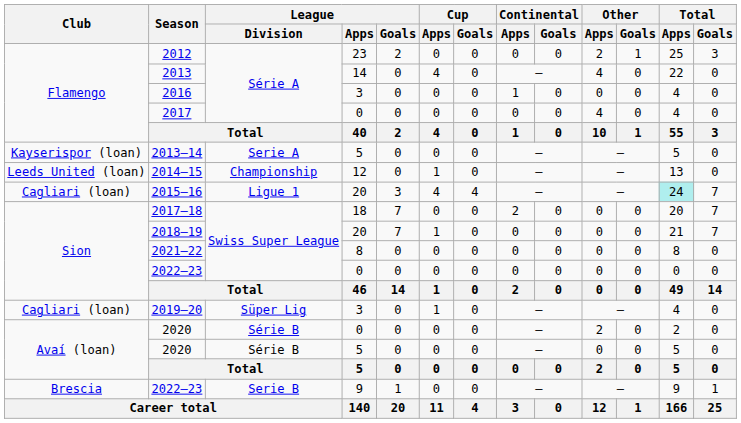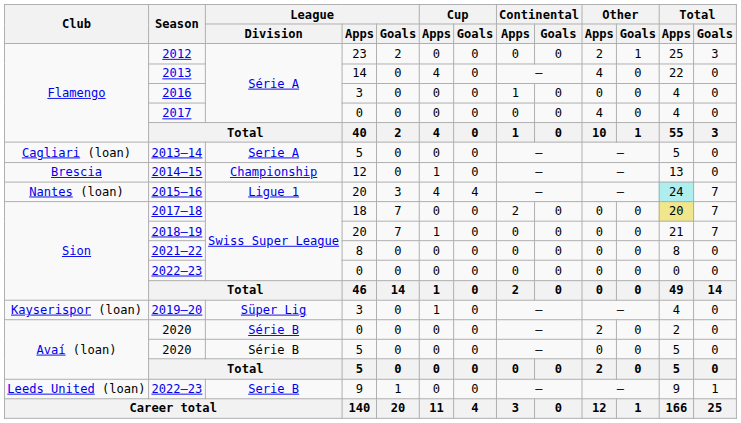(76, 152) Kayserispor (loan) -> (76, 152) Cagliari (loan)
(76, 172) Leeds United (loan) -> (76, 172) Brescia
(76, 192) Cagliari (loan) -> (76, 192) Nantes (loan)
(676, 211) no background -> (676, 211) khaki background
(76, 310) Cagliari (loan) -> (76, 310) Kayserispor (loan)
(76, 389) Brescia -> (76, 389) Leeds United (loan)
